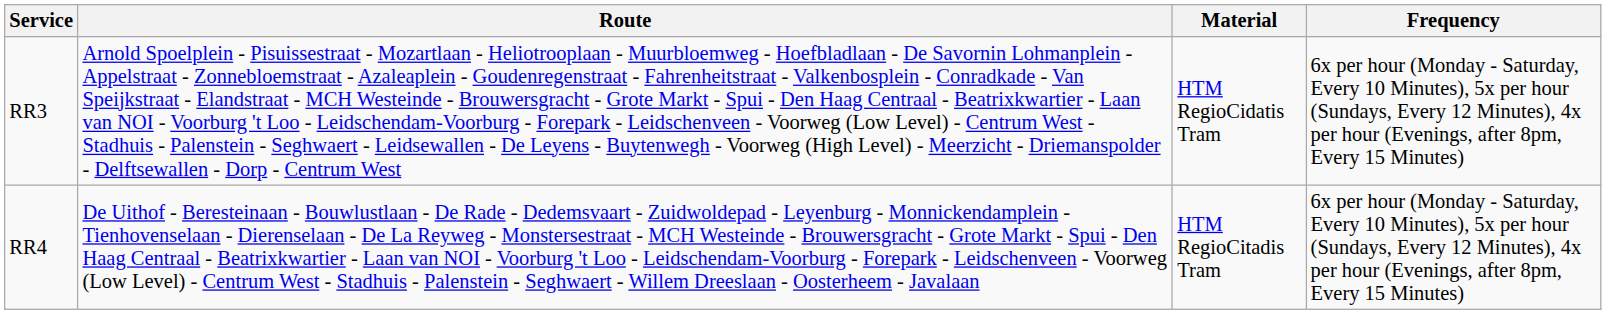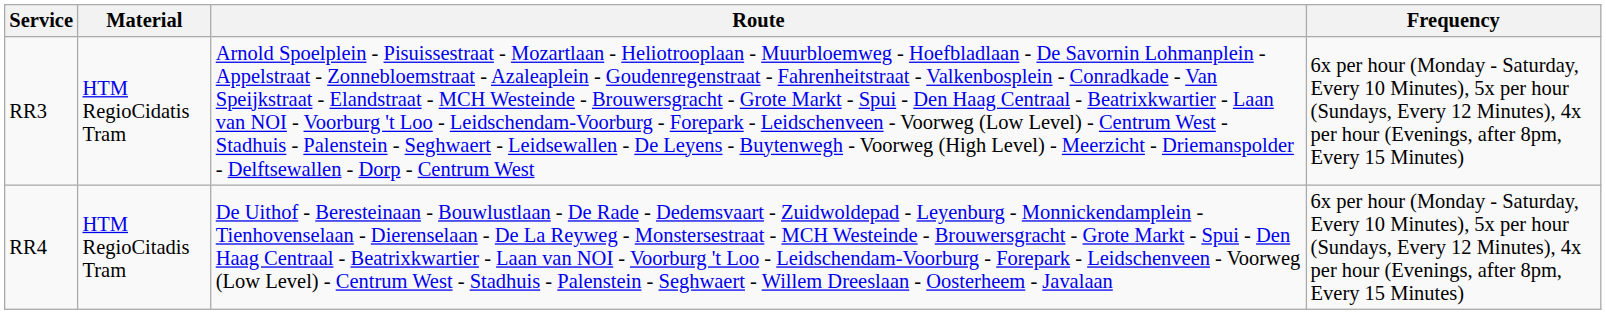columns swapped: (625, 20) <-> (1239, 20)
